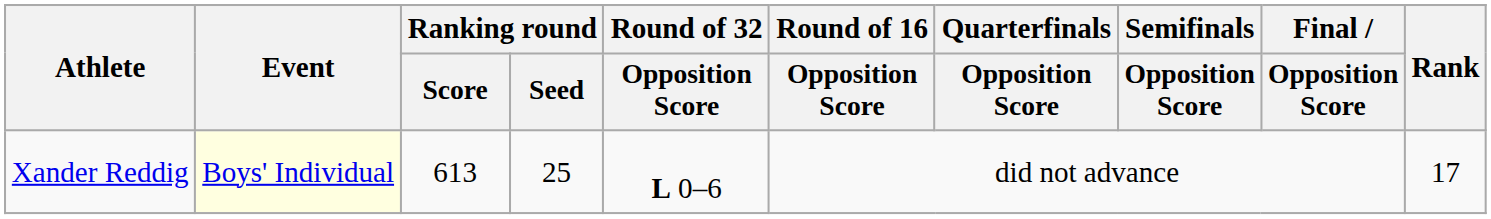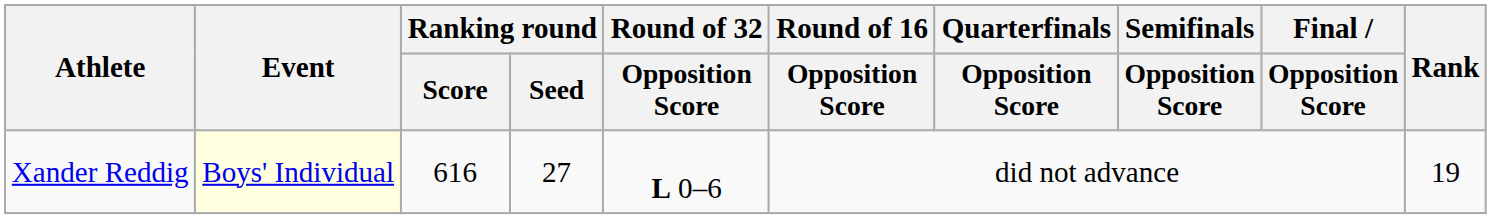(455, 171) 613 -> (455, 171) 616
(557, 171) 25 -> (557, 171) 27
(1446, 171) 17 -> (1446, 171) 19
